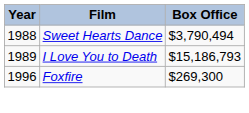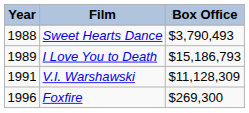(201, 36) $3,790,494 -> (201, 36) $3,790,493
+ row: (89, 77)
